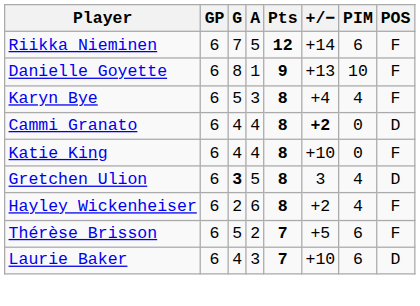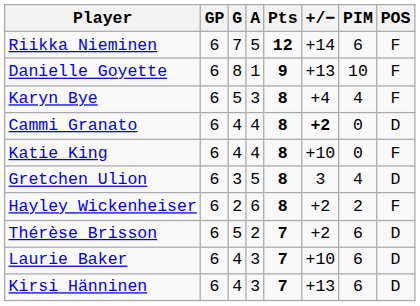(237, 180) bold -> (237, 180) normal
(358, 206) 4 -> (358, 206) 2
(320, 233) +5 -> (320, 233) +2
(396, 233) F -> (396, 233) D
+ row: (78, 287)
